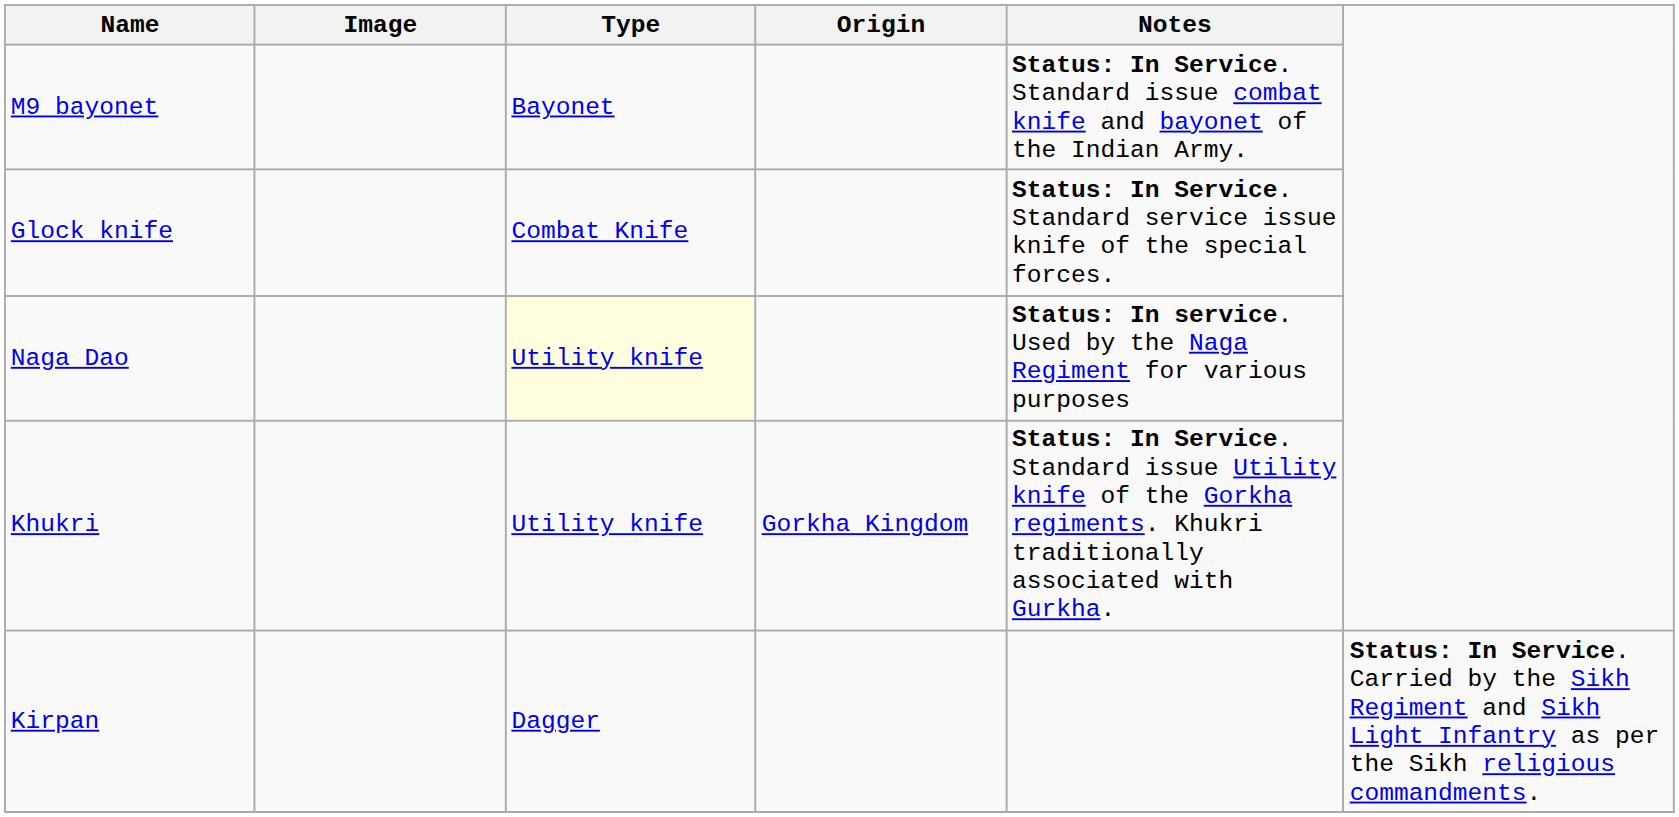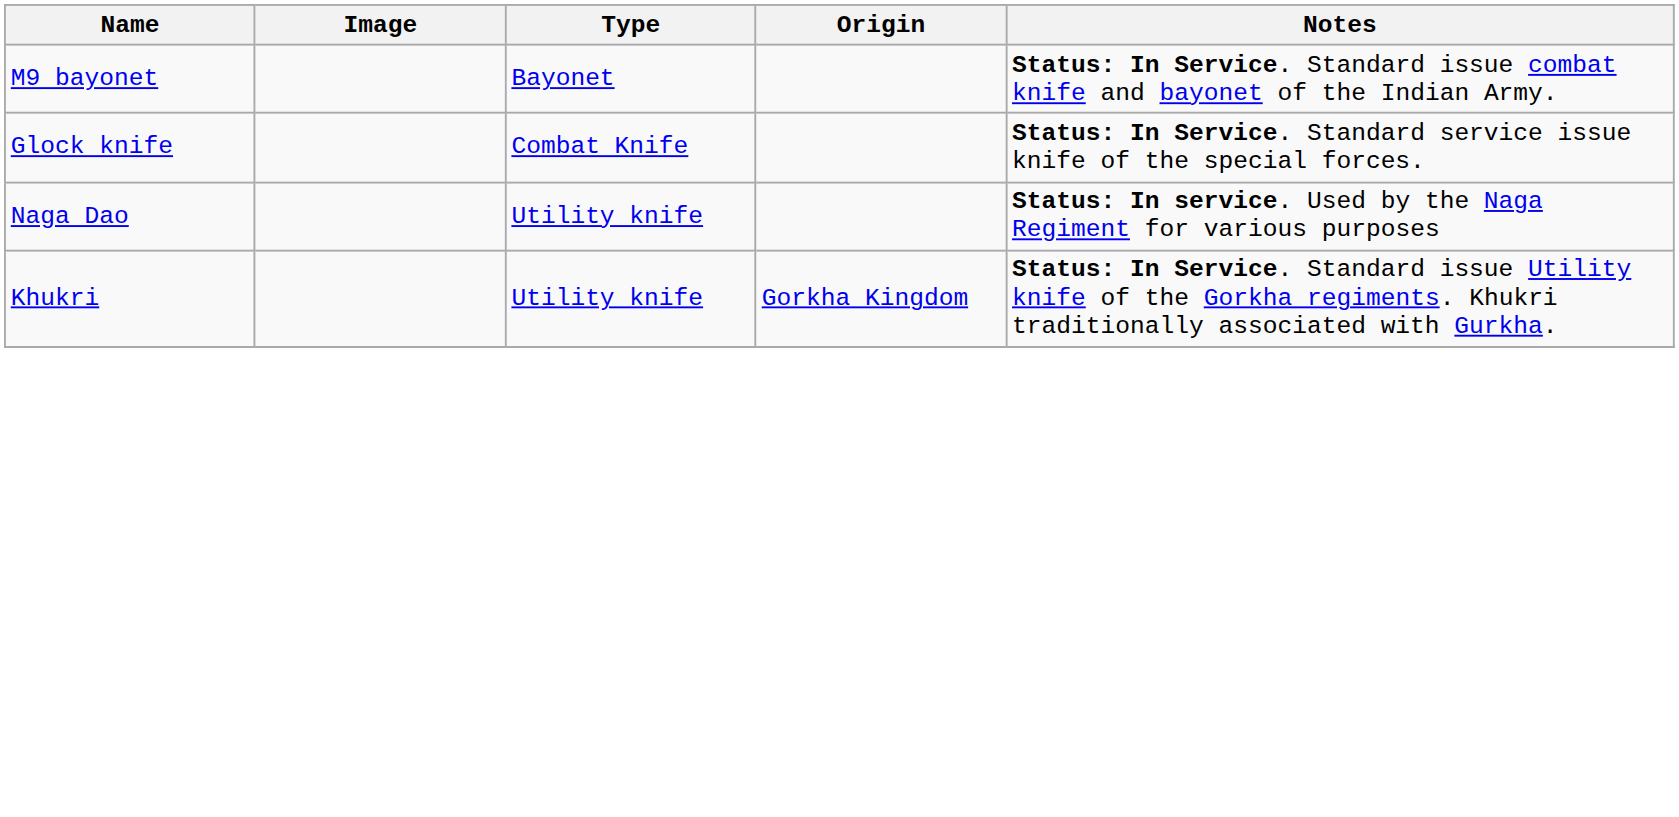(607, 358) lightyellow background -> (607, 216) no background
- row: (55, 721)
